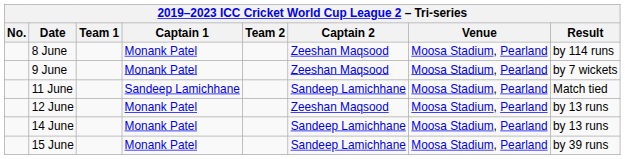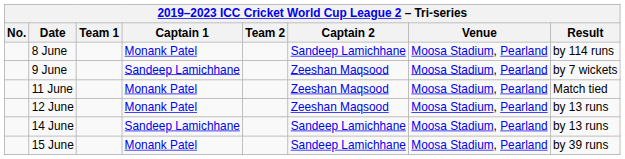(340, 51) Zeeshan Maqsood -> (348, 51) Sandeep Lamichhane
(161, 70) Monank Patel -> (182, 70) Sandeep Lamichhane
(182, 88) Sandeep Lamichhane -> (161, 88) Monank Patel
(348, 88) Sandeep Lamichhane -> (340, 88) Zeeshan Maqsood
(161, 126) Monank Patel -> (182, 126) Sandeep Lamichhane
